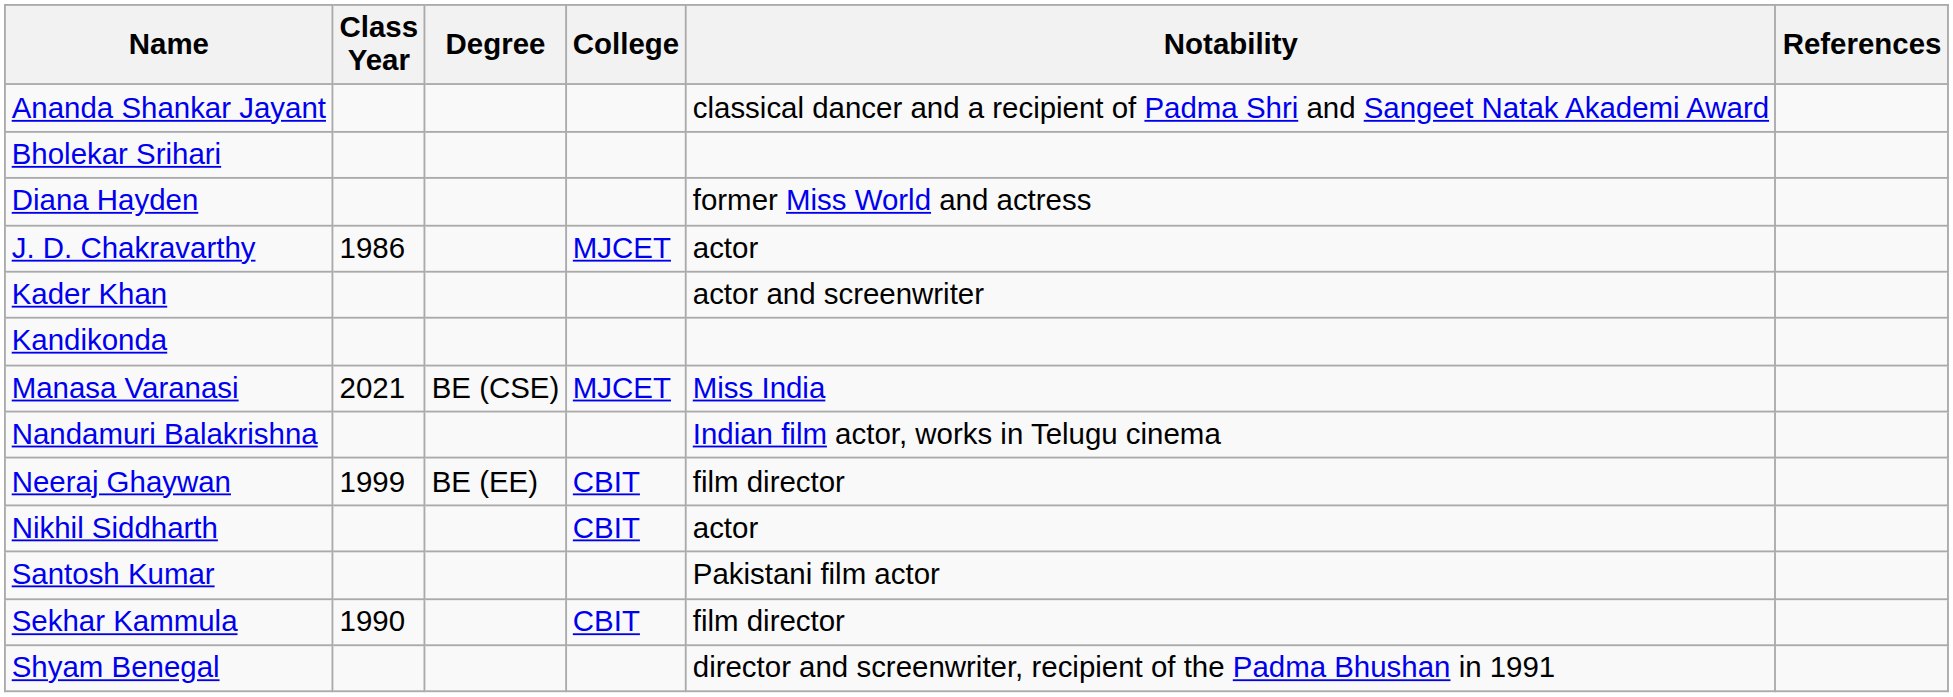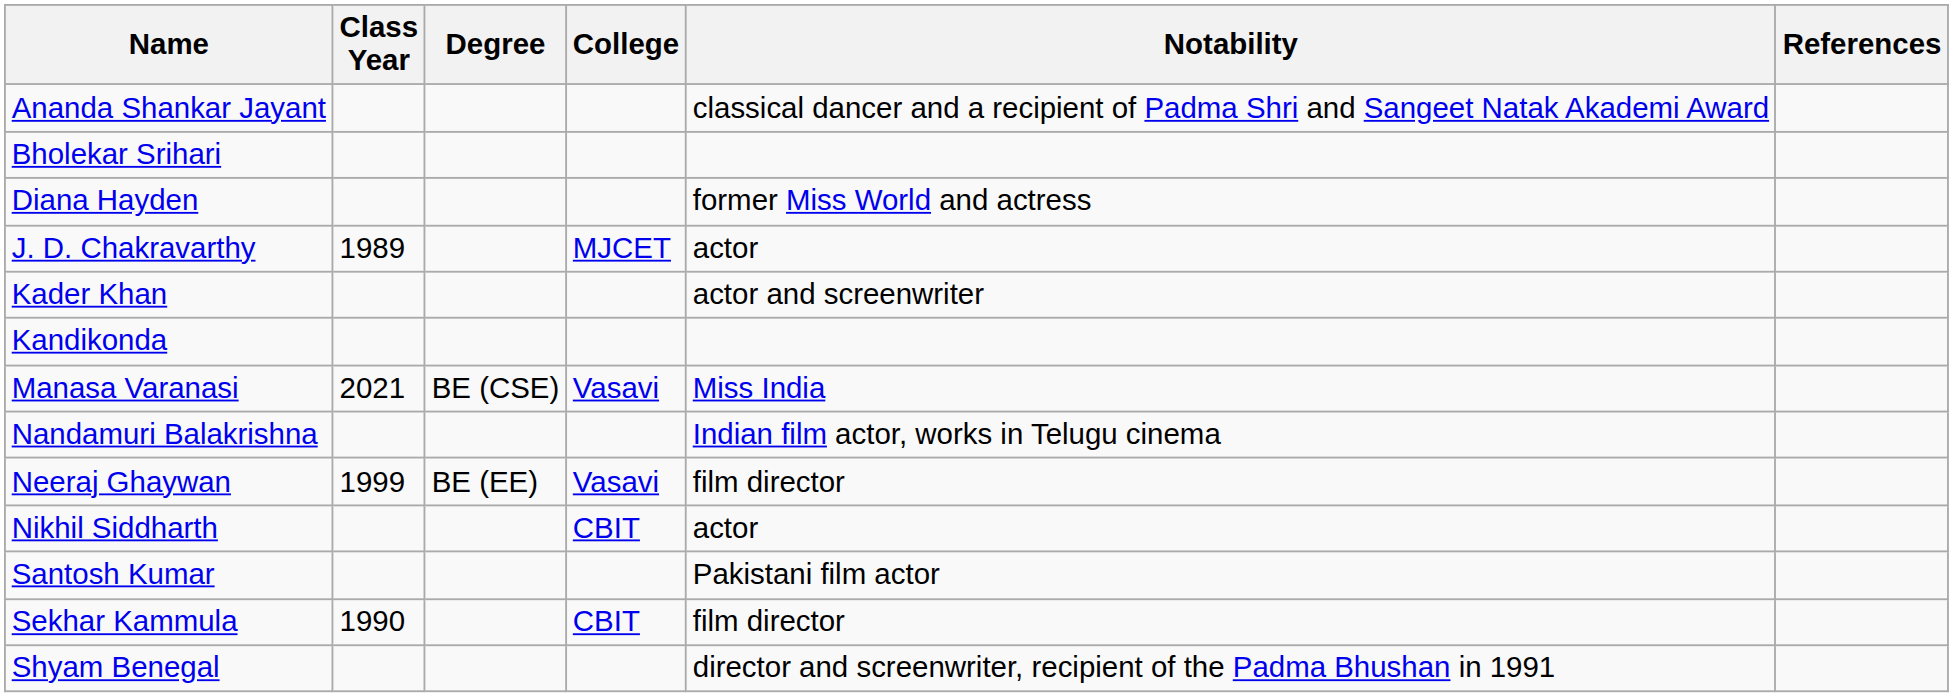(372, 247) 1986 -> (372, 247) 1989
(622, 387) MJCET -> (616, 387) Vasavi
(606, 481) CBIT -> (616, 481) Vasavi
